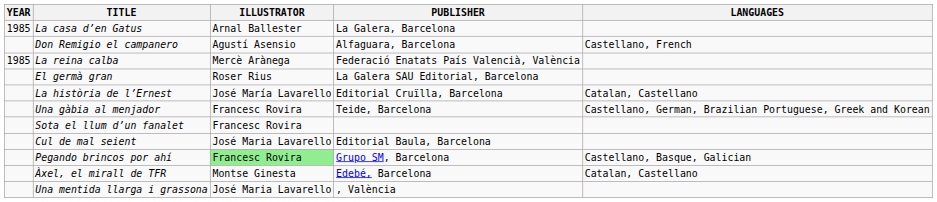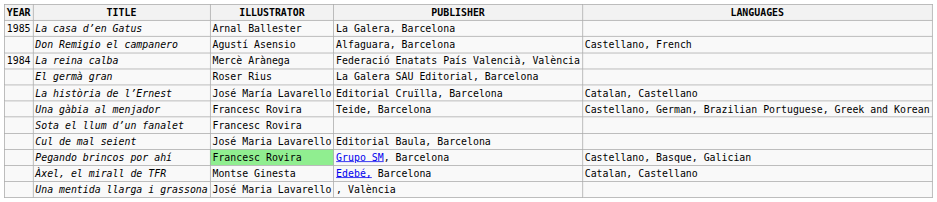(19, 61) 1985 -> (19, 61) 1984
